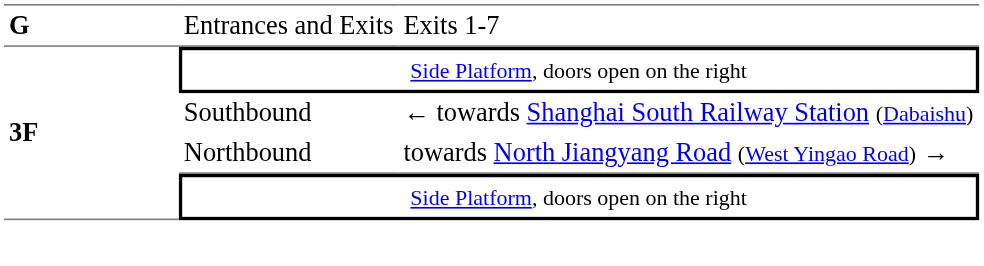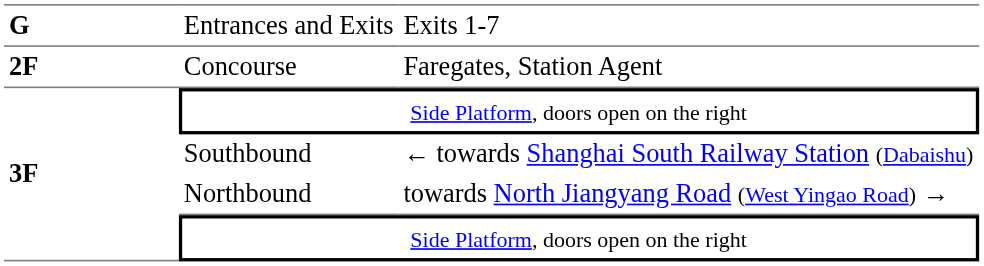+ row: (240, 66)
